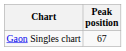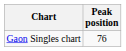(102, 38) 67 -> (102, 38) 76
